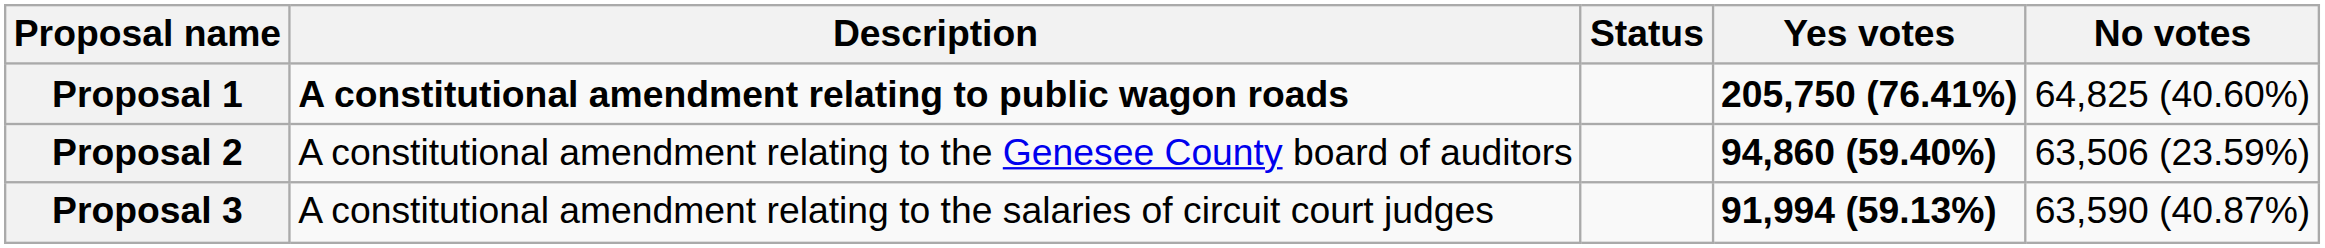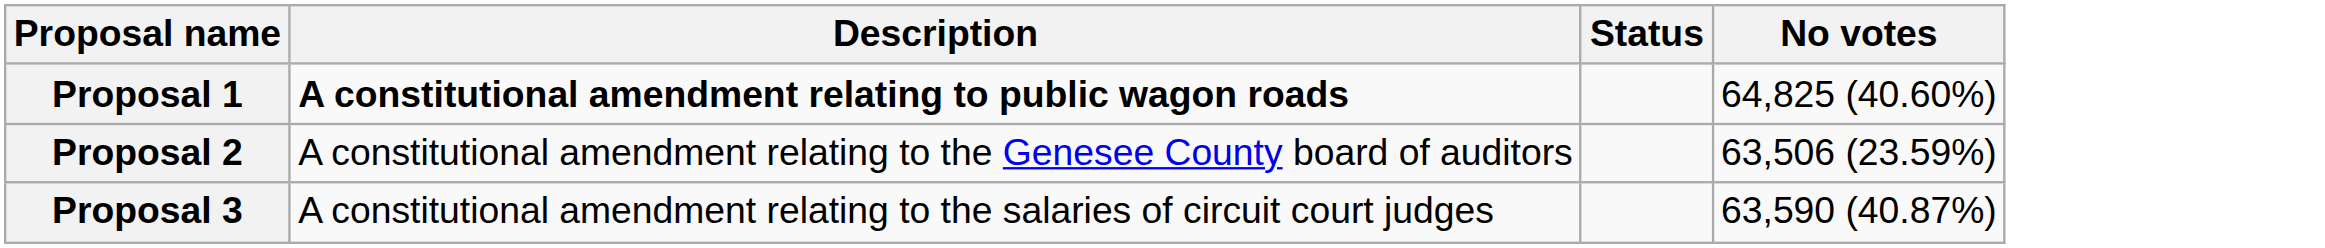- column: (1869, 34)
